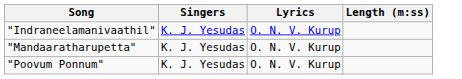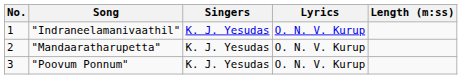+ column: (17, 13)
